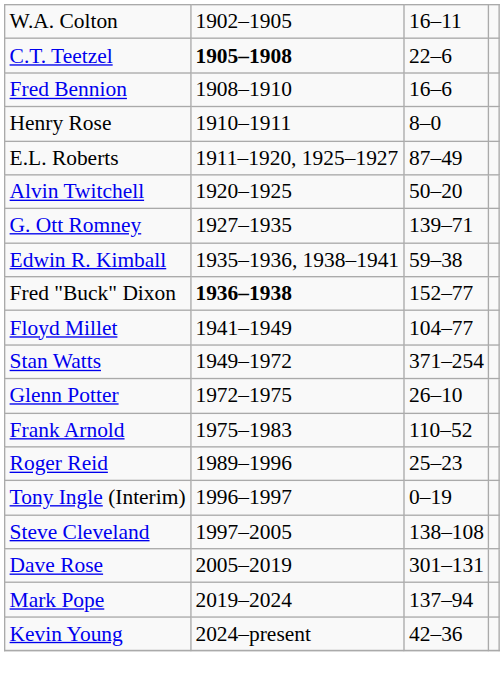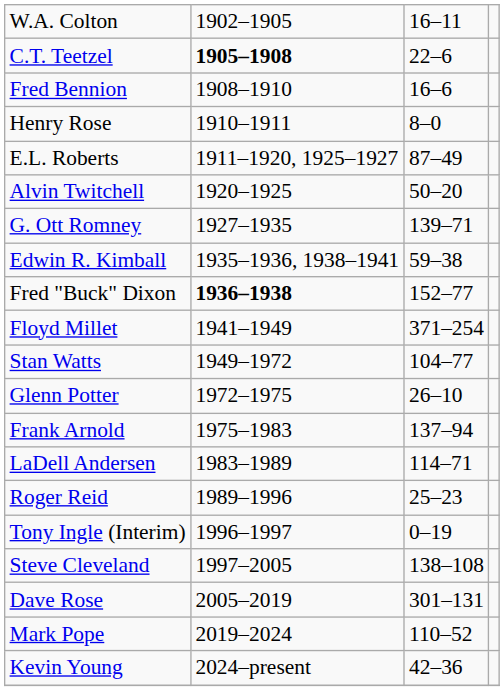(441, 327) 104–77 -> (446, 327) 371–254
(446, 361) 371–254 -> (441, 361) 104–77
(441, 429) 110–52 -> (441, 429) 137–94
+ row: (83, 463)
(441, 599) 137–94 -> (441, 633) 110–52
